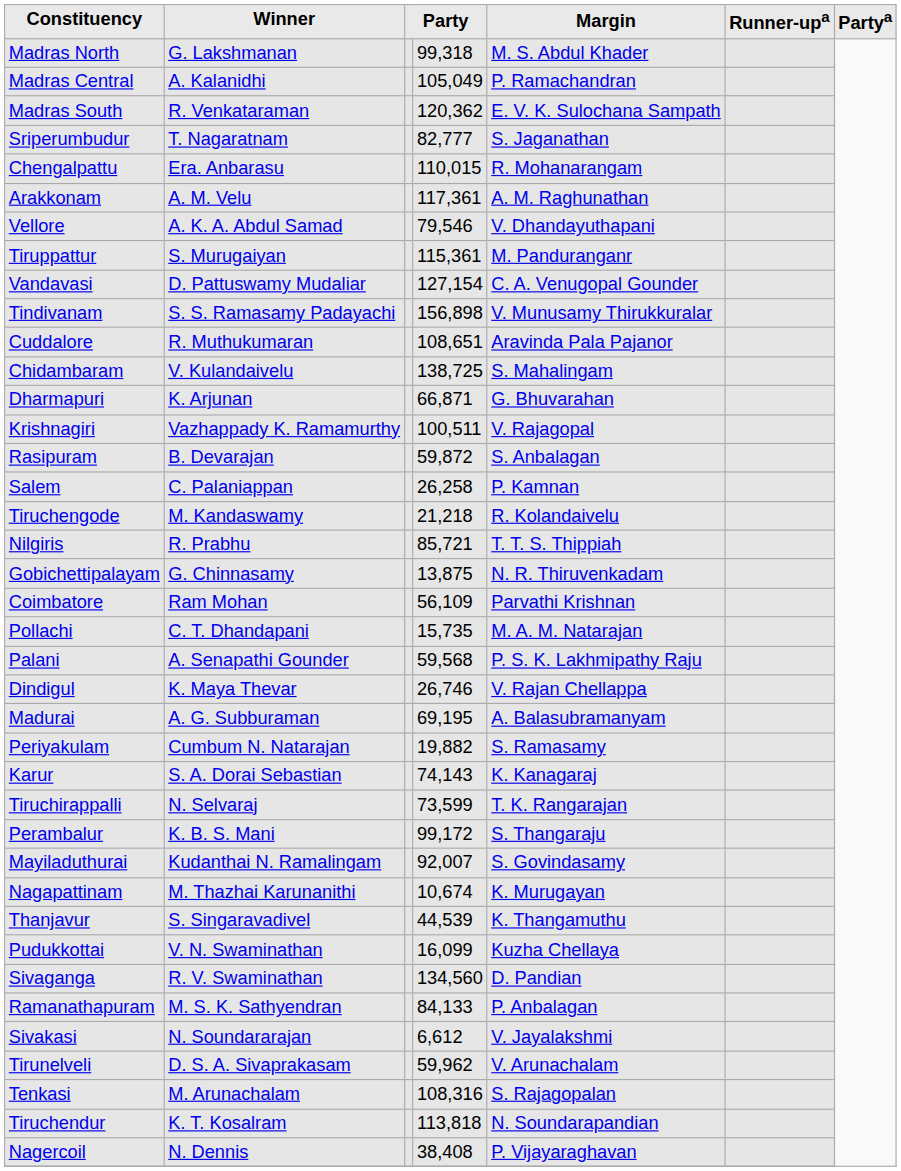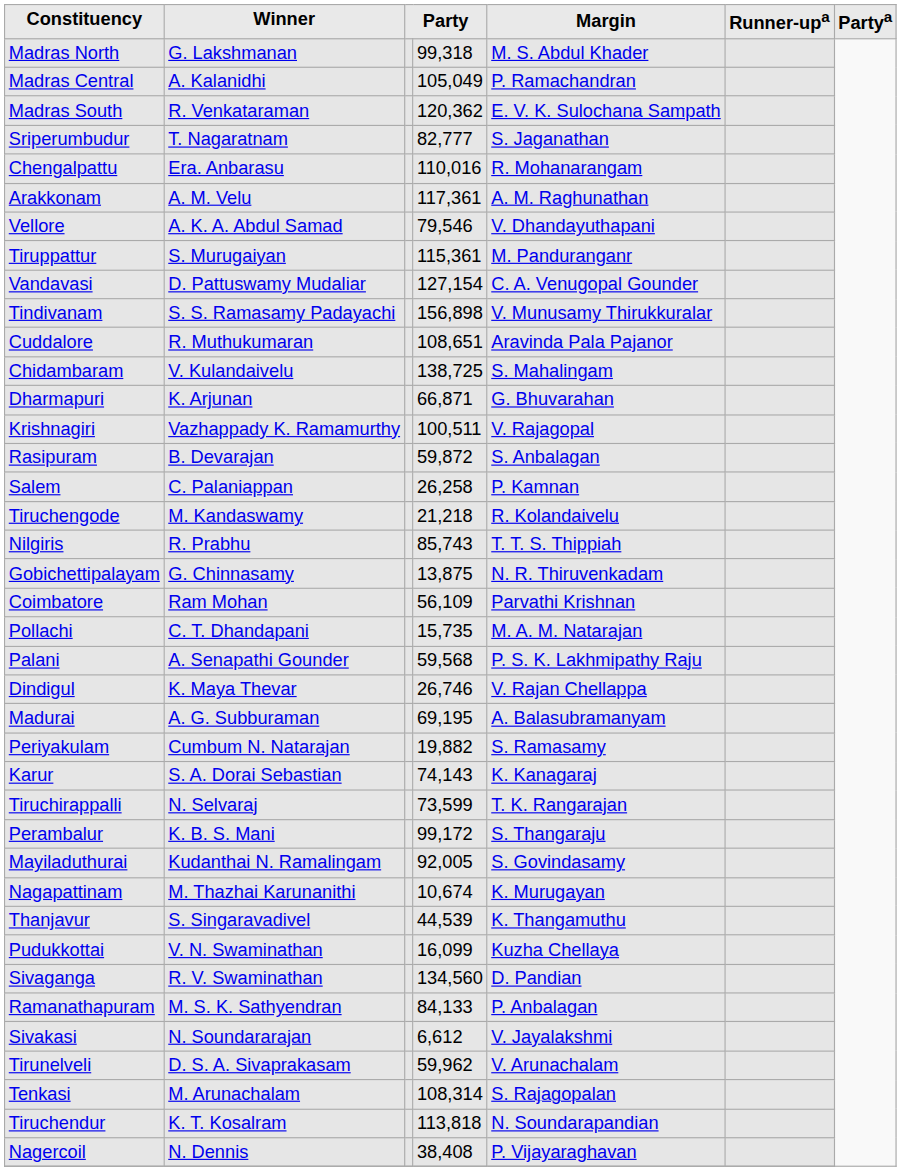(449, 168) 110,015 -> (449, 168) 110,016
(445, 544) 85,721 -> (445, 544) 85,743
(445, 862) 92,007 -> (445, 862) 92,005
(450, 1094) 108,316 -> (450, 1094) 108,314
